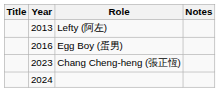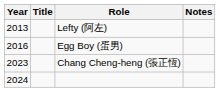columns swapped: (42, 12) <-> (17, 12)
